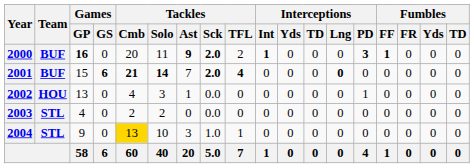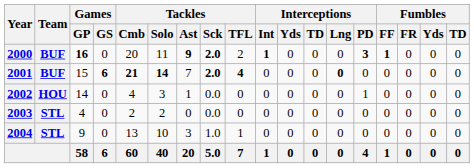(82, 93) 13 -> (82, 93) 14
(132, 133) gold background -> (132, 133) no background
